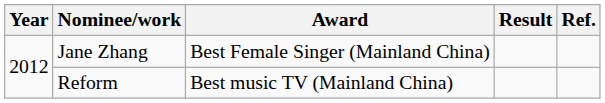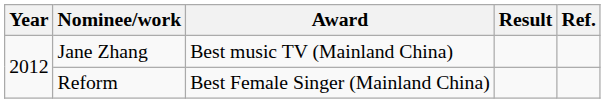(340, 51) Best Female Singer (Mainland China) -> (322, 51) Best music TV (Mainland China)
(322, 82) Best music TV (Mainland China) -> (340, 82) Best Female Singer (Mainland China)
